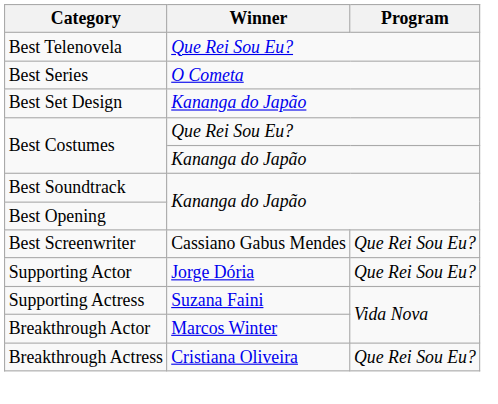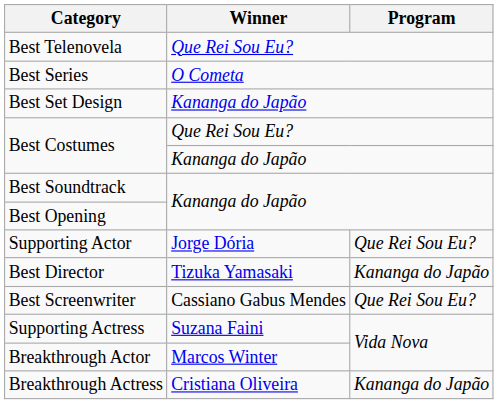rows swapped: (72, 243) <-> (70, 272)
+ row: (56, 272)
(415, 356) Que Rei Sou Eu? -> (422, 384) Kananga do Japão
